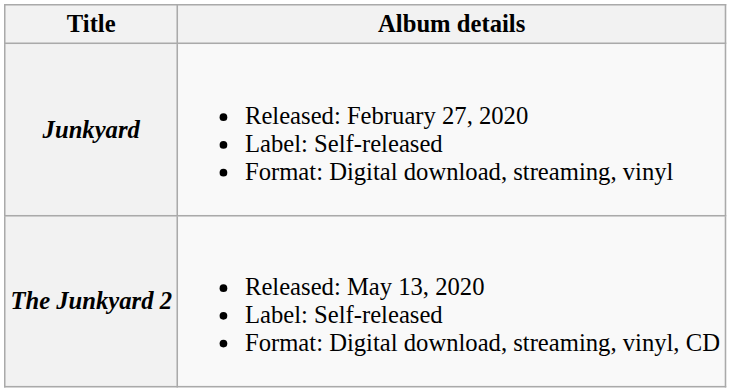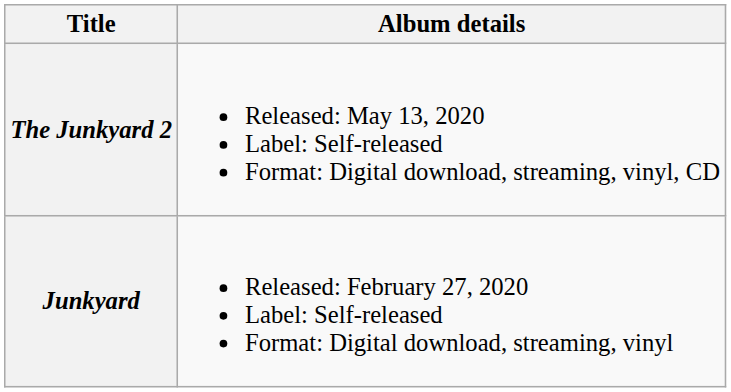rows swapped: (91, 129) <-> (91, 300)
